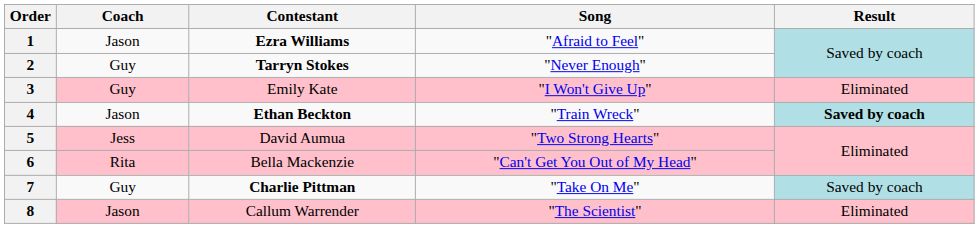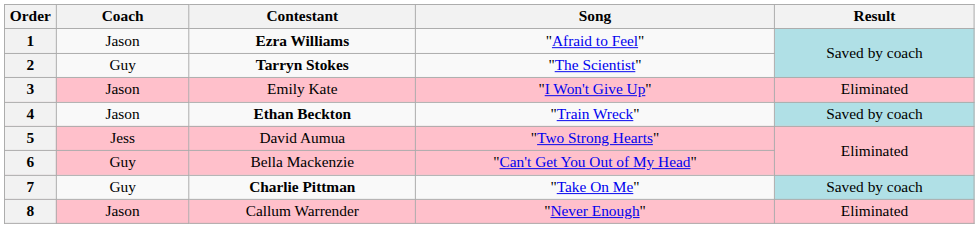(595, 65) "Never Enough" -> (595, 65) "The Scientist"
(123, 89) Guy -> (123, 89) Jason
(874, 114) bold -> (874, 114) normal
(123, 162) Rita -> (123, 162) Guy
(595, 211) "The Scientist" -> (595, 211) "Never Enough"
